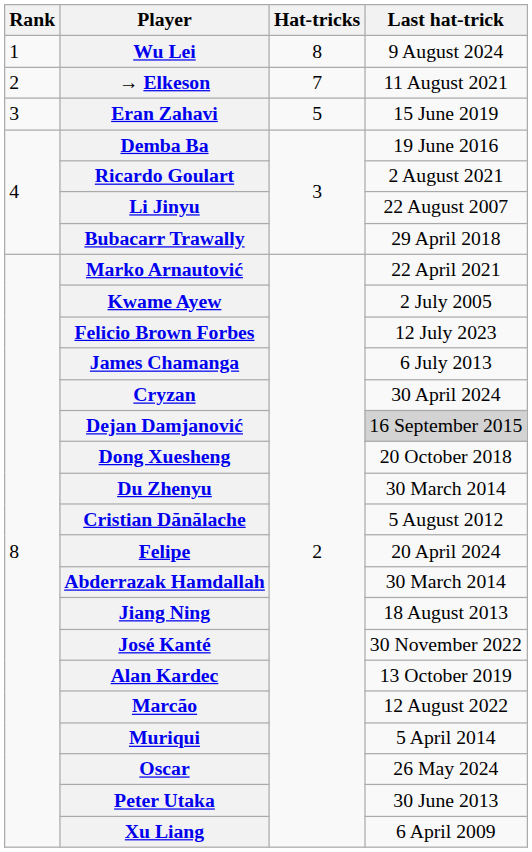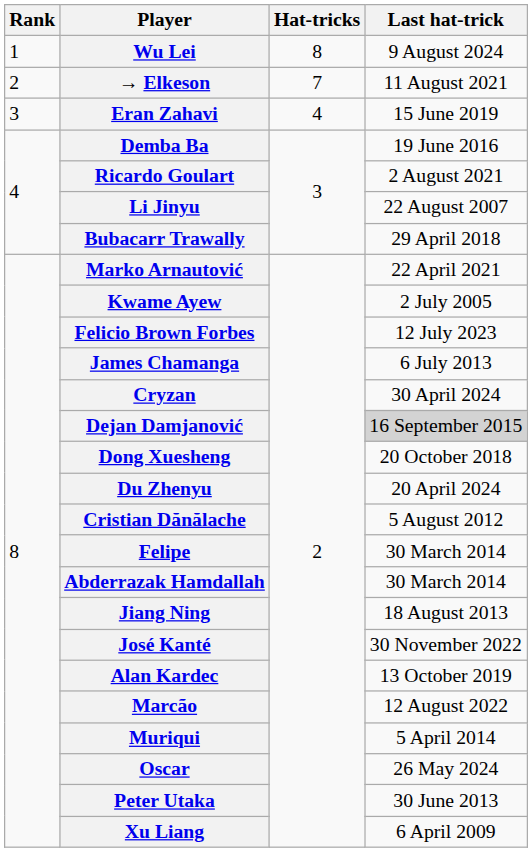(317, 113) 5 -> (317, 113) 4
(446, 488) 30 March 2014 -> (446, 488) 20 April 2024
(446, 550) 20 April 2024 -> (446, 550) 30 March 2014
